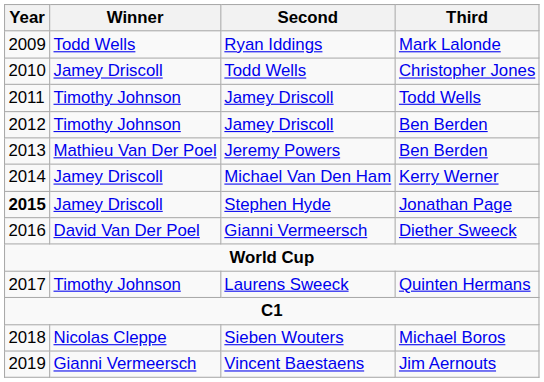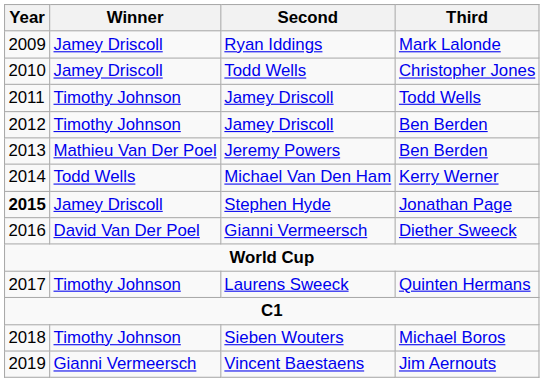(94, 44) Todd Wells -> (108, 44) Jamey Driscoll
(108, 177) Jamey Driscoll -> (94, 177) Todd Wells
(110, 337) Nicolas Cleppe -> (117, 337) Timothy Johnson
